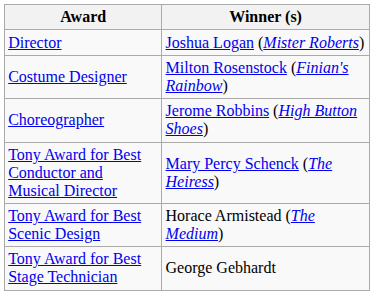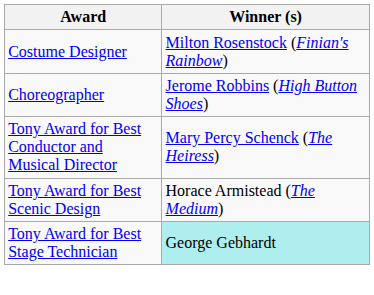- row: (35, 42)
(221, 268) no background -> (221, 243) paleturquoise background
